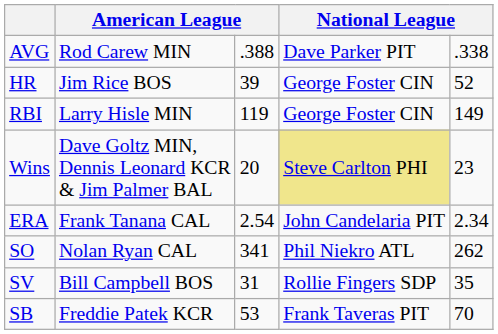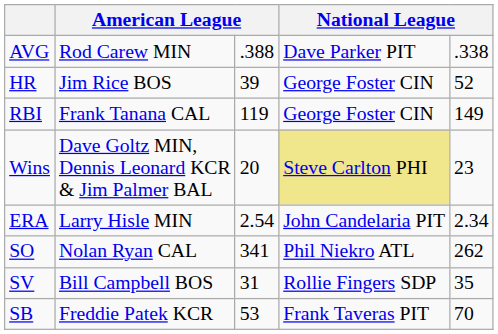(126, 113) Larry Hisle MIN -> (135, 113) Frank Tanana CAL
(135, 220) Frank Tanana CAL -> (126, 220) Larry Hisle MIN
